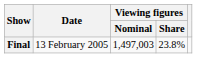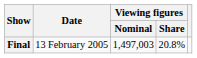(172, 45) 23.8% -> (172, 45) 20.8%
